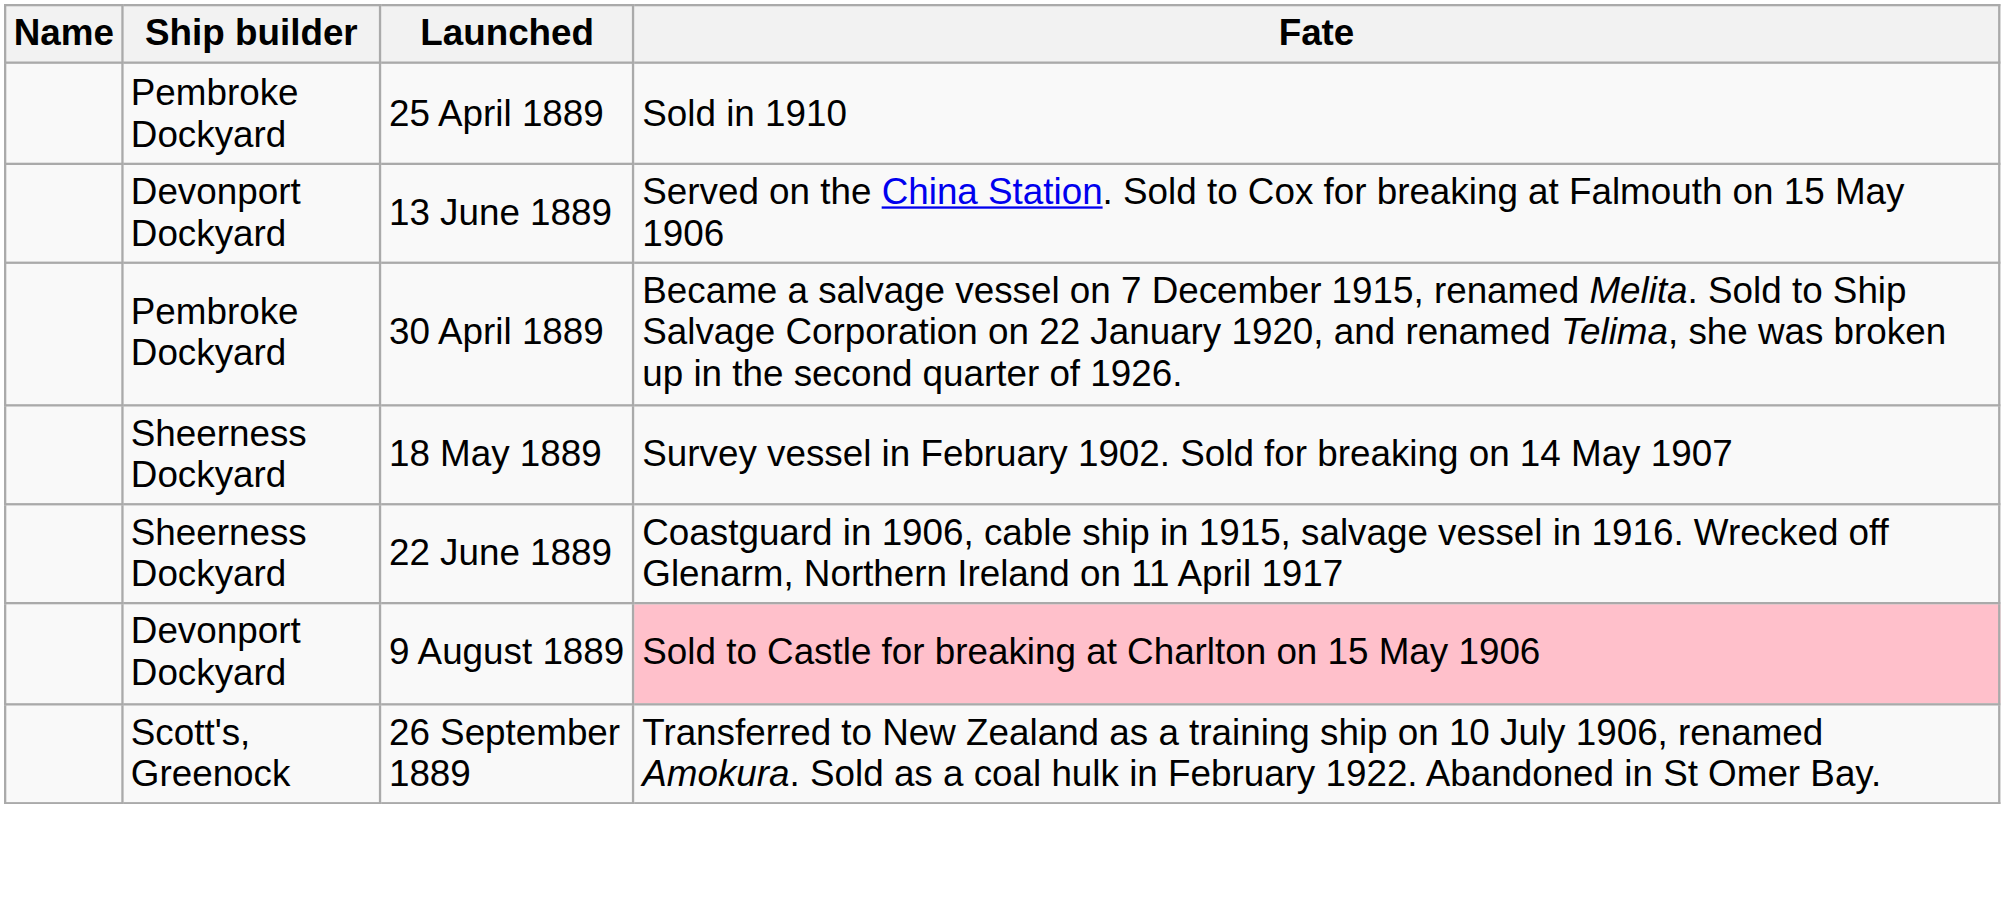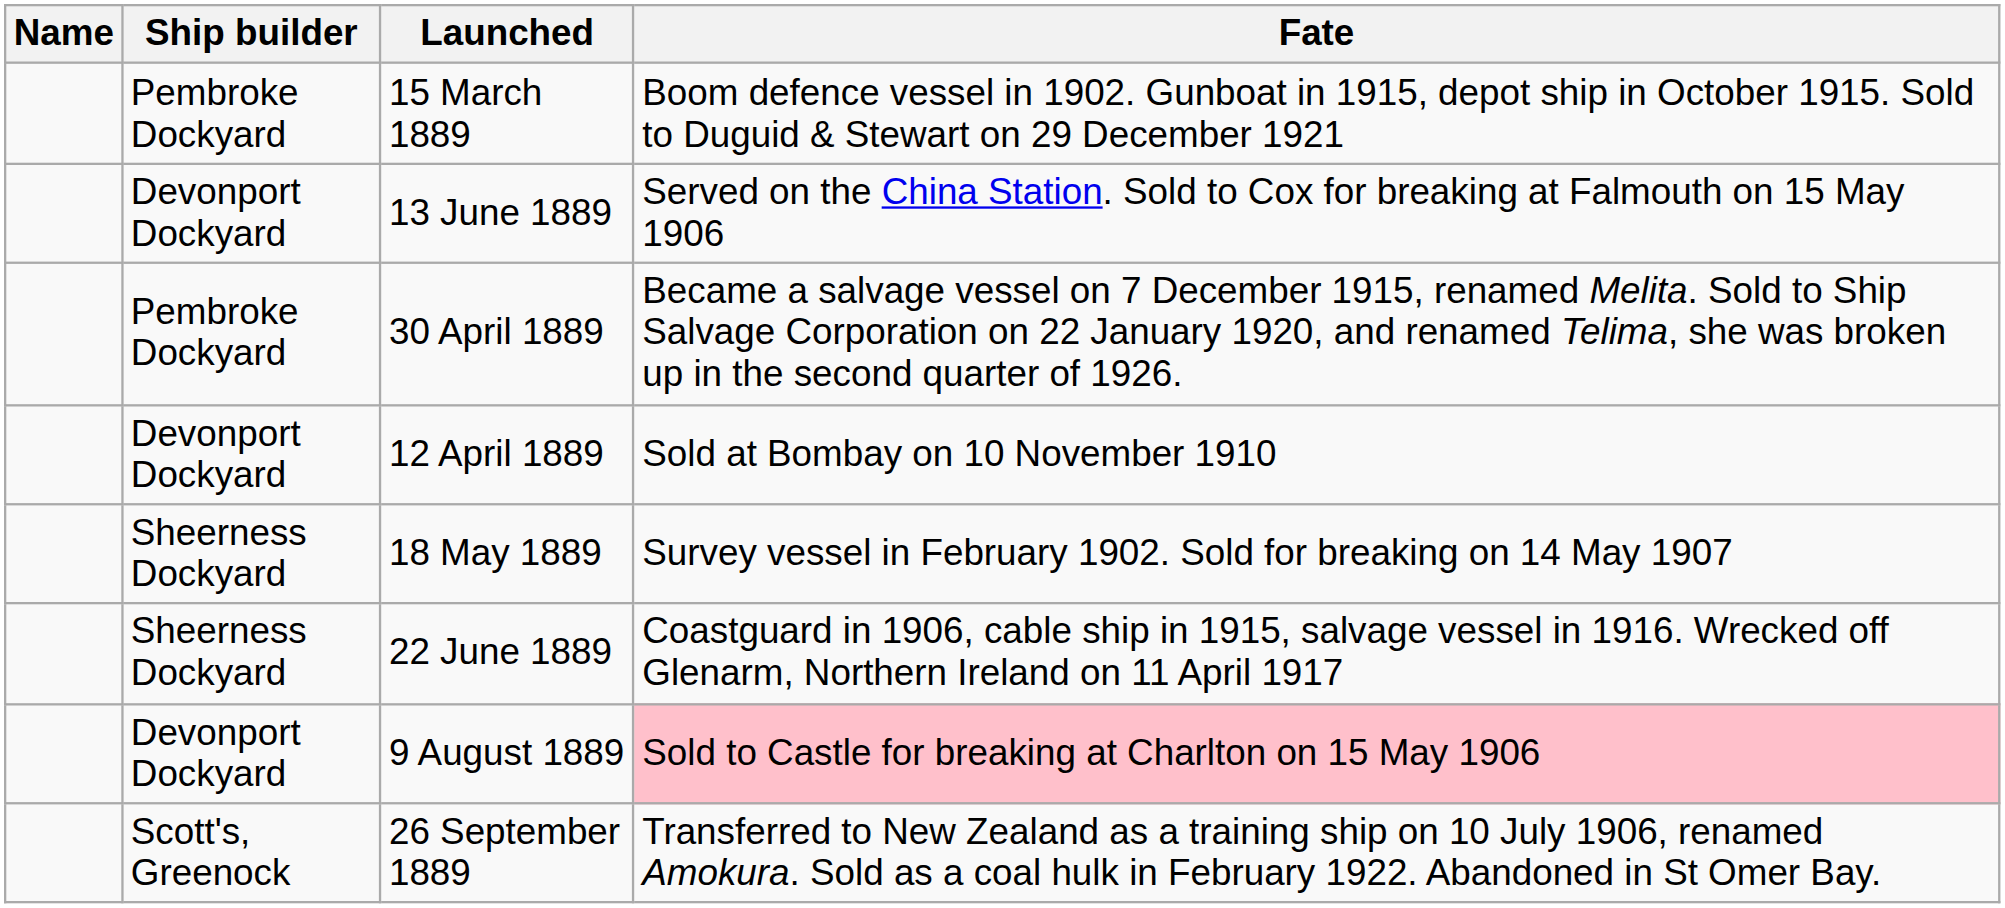+ row: (466, 112)
- row: (496, 112)
+ row: (496, 453)
